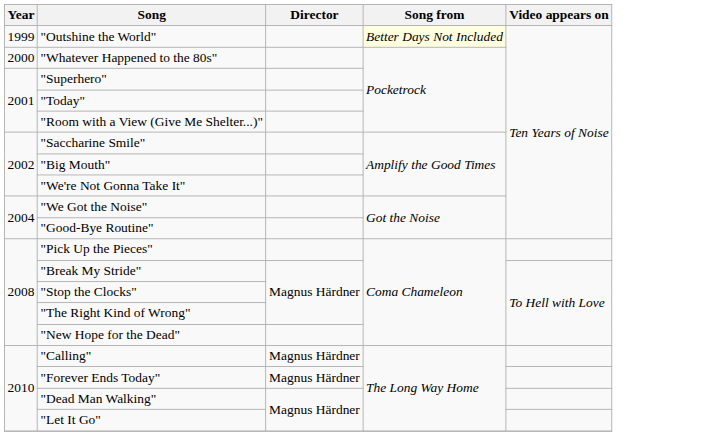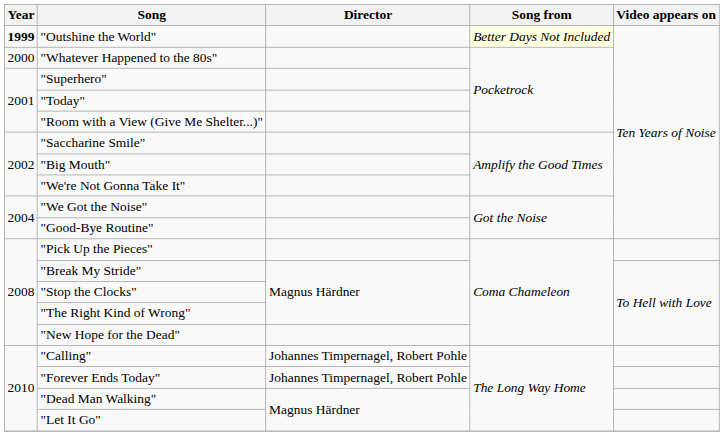(21, 36) normal -> (21, 36) bold
(314, 356) Magnus Härdner -> (368, 356) Johannes Timpernagel, Robert Pohle
(314, 377) Magnus Härdner -> (368, 377) Johannes Timpernagel, Robert Pohle
